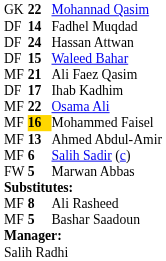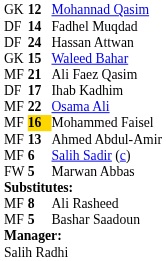(35, 10) 22 -> (35, 10) 12
(13, 58) DF -> (14, 58) GK
